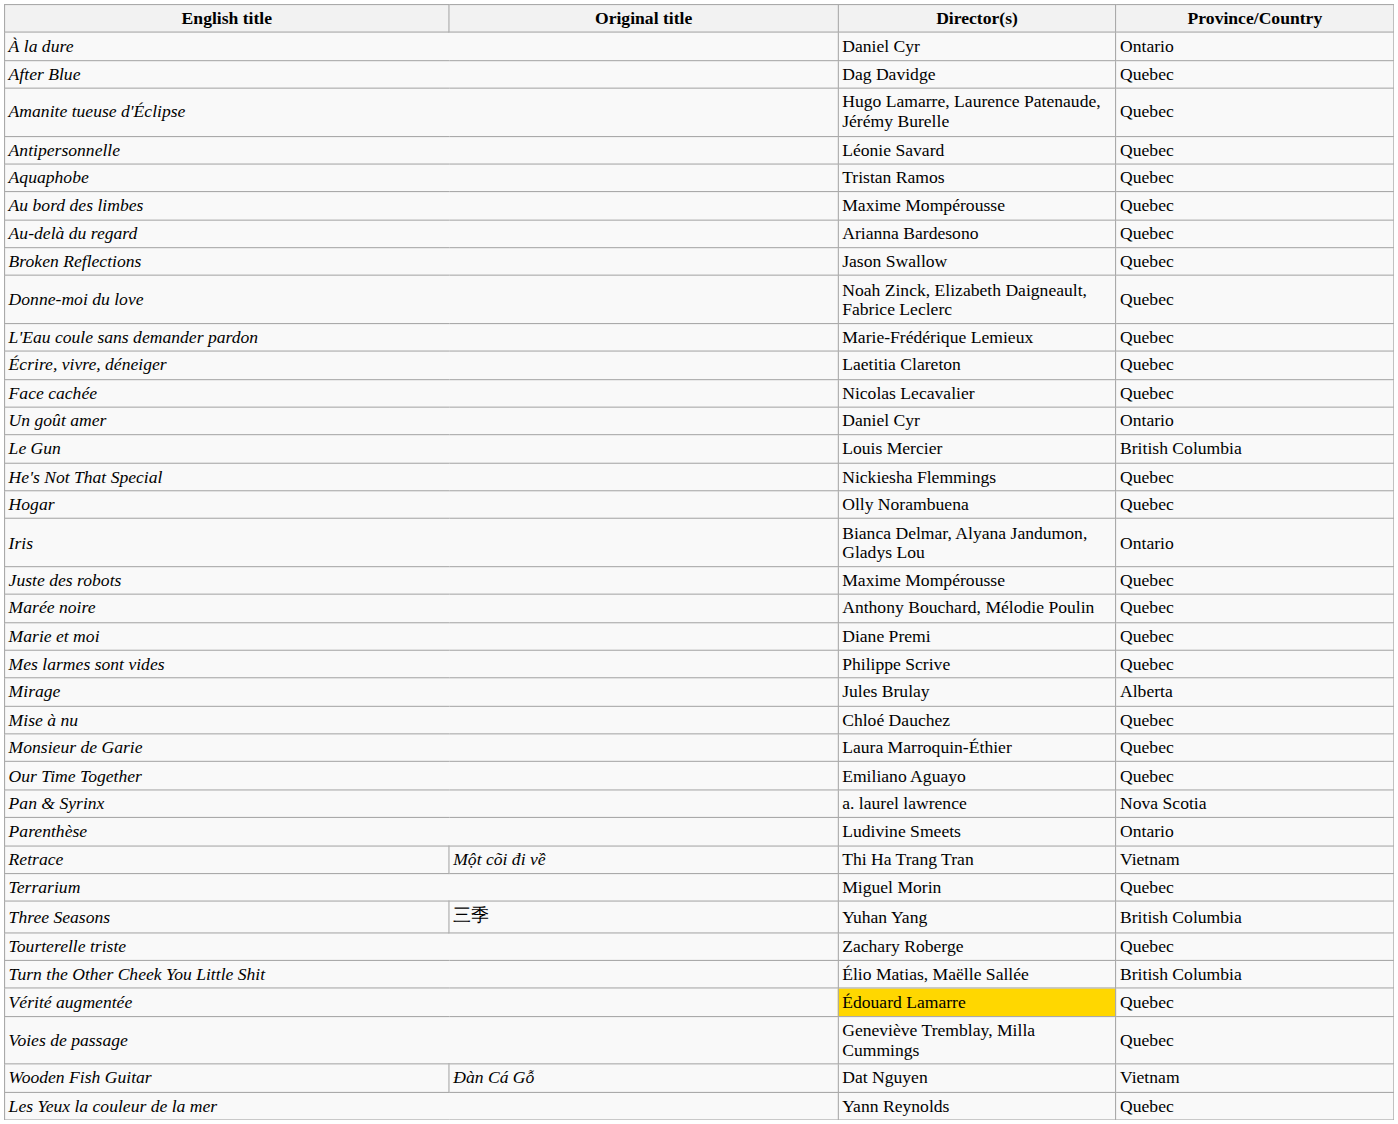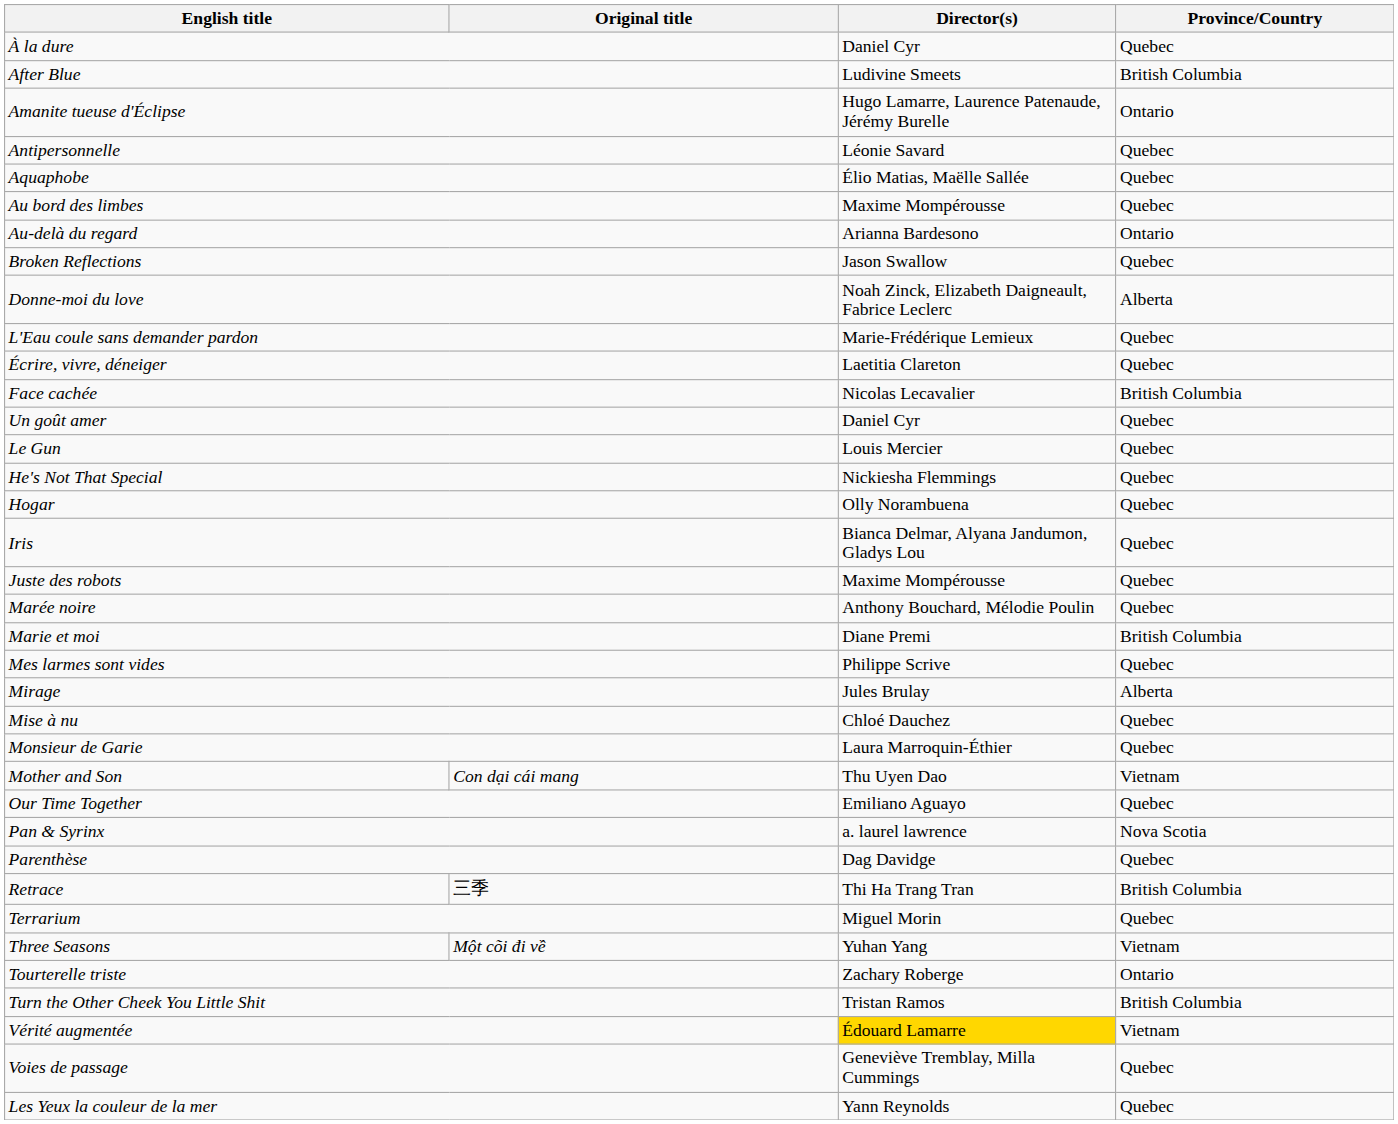(1147, 46) Ontario -> (1147, 46) Quebec
(889, 74) Dag Davidge -> (902, 74) Ludivine Smeets
(1147, 74) Quebec -> (1181, 74) British Columbia
(1147, 112) Quebec -> (1147, 112) Ontario
(893, 177) Tristan Ramos -> (936, 177) Élio Matias, Maëlle Sallée
(1147, 233) Quebec -> (1147, 233) Ontario
(1147, 299) Quebec -> (1146, 299) Alberta
(1147, 393) Quebec -> (1181, 393) British Columbia
(1147, 420) Ontario -> (1147, 420) Quebec
(1181, 448) British Columbia -> (1147, 448) Quebec
(1147, 542) Ontario -> (1147, 542) Quebec
(1147, 636) Quebec -> (1181, 636) British Columbia
+ row: (65, 775)
(902, 831) Ludivine Smeets -> (889, 859) Dag Davidge
(1147, 831) Ontario -> (1147, 859) Quebec
(499, 859) Một cõi đi về -> (471, 888) 三季
(1150, 859) Vietnam -> (1181, 888) British Columbia
(471, 916) 三季 -> (499, 946) Một cõi đi về
(1181, 916) British Columbia -> (1150, 946) Vietnam
(1147, 946) Quebec -> (1147, 974) Ontario
(936, 974) Élio Matias, Maëlle Sallée -> (893, 1002) Tristan Ramos
(1147, 1002) Quebec -> (1150, 1030) Vietnam
- row: (80, 1077)
